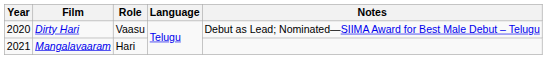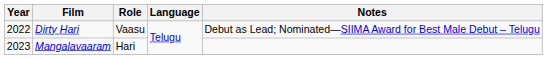(19, 29) 2020 -> (19, 29) 2022
(19, 46) 2021 -> (19, 46) 2023
